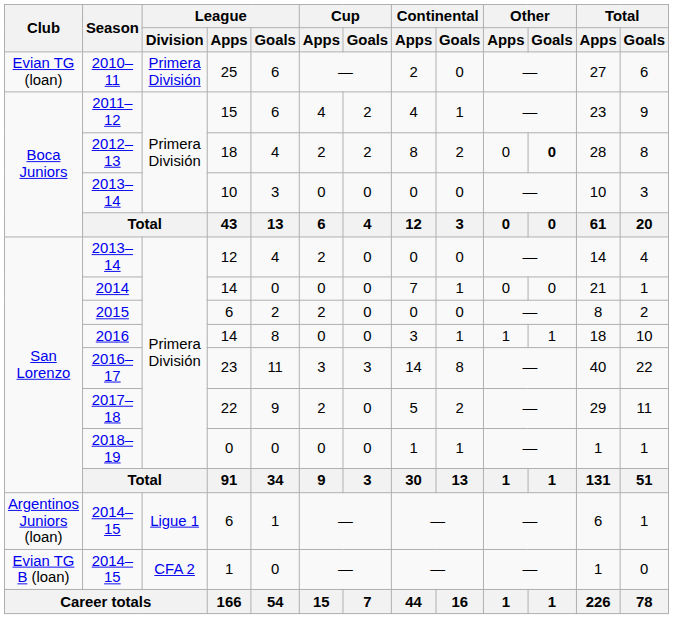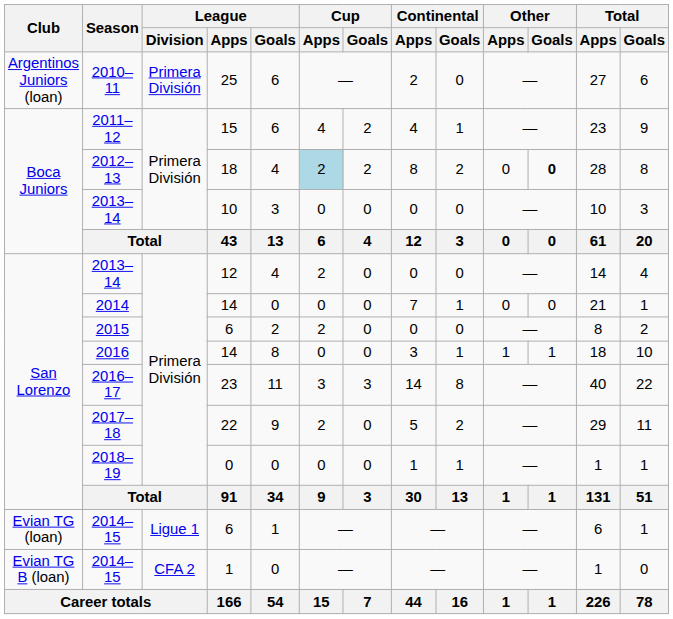(43, 71) Evian TG (loan) -> (43, 80) Argentinos Juniors (loan)
(321, 152) no background -> (321, 169) lightblue background
(43, 520) Argentinos Juniors (loan) -> (43, 529) Evian TG (loan)
